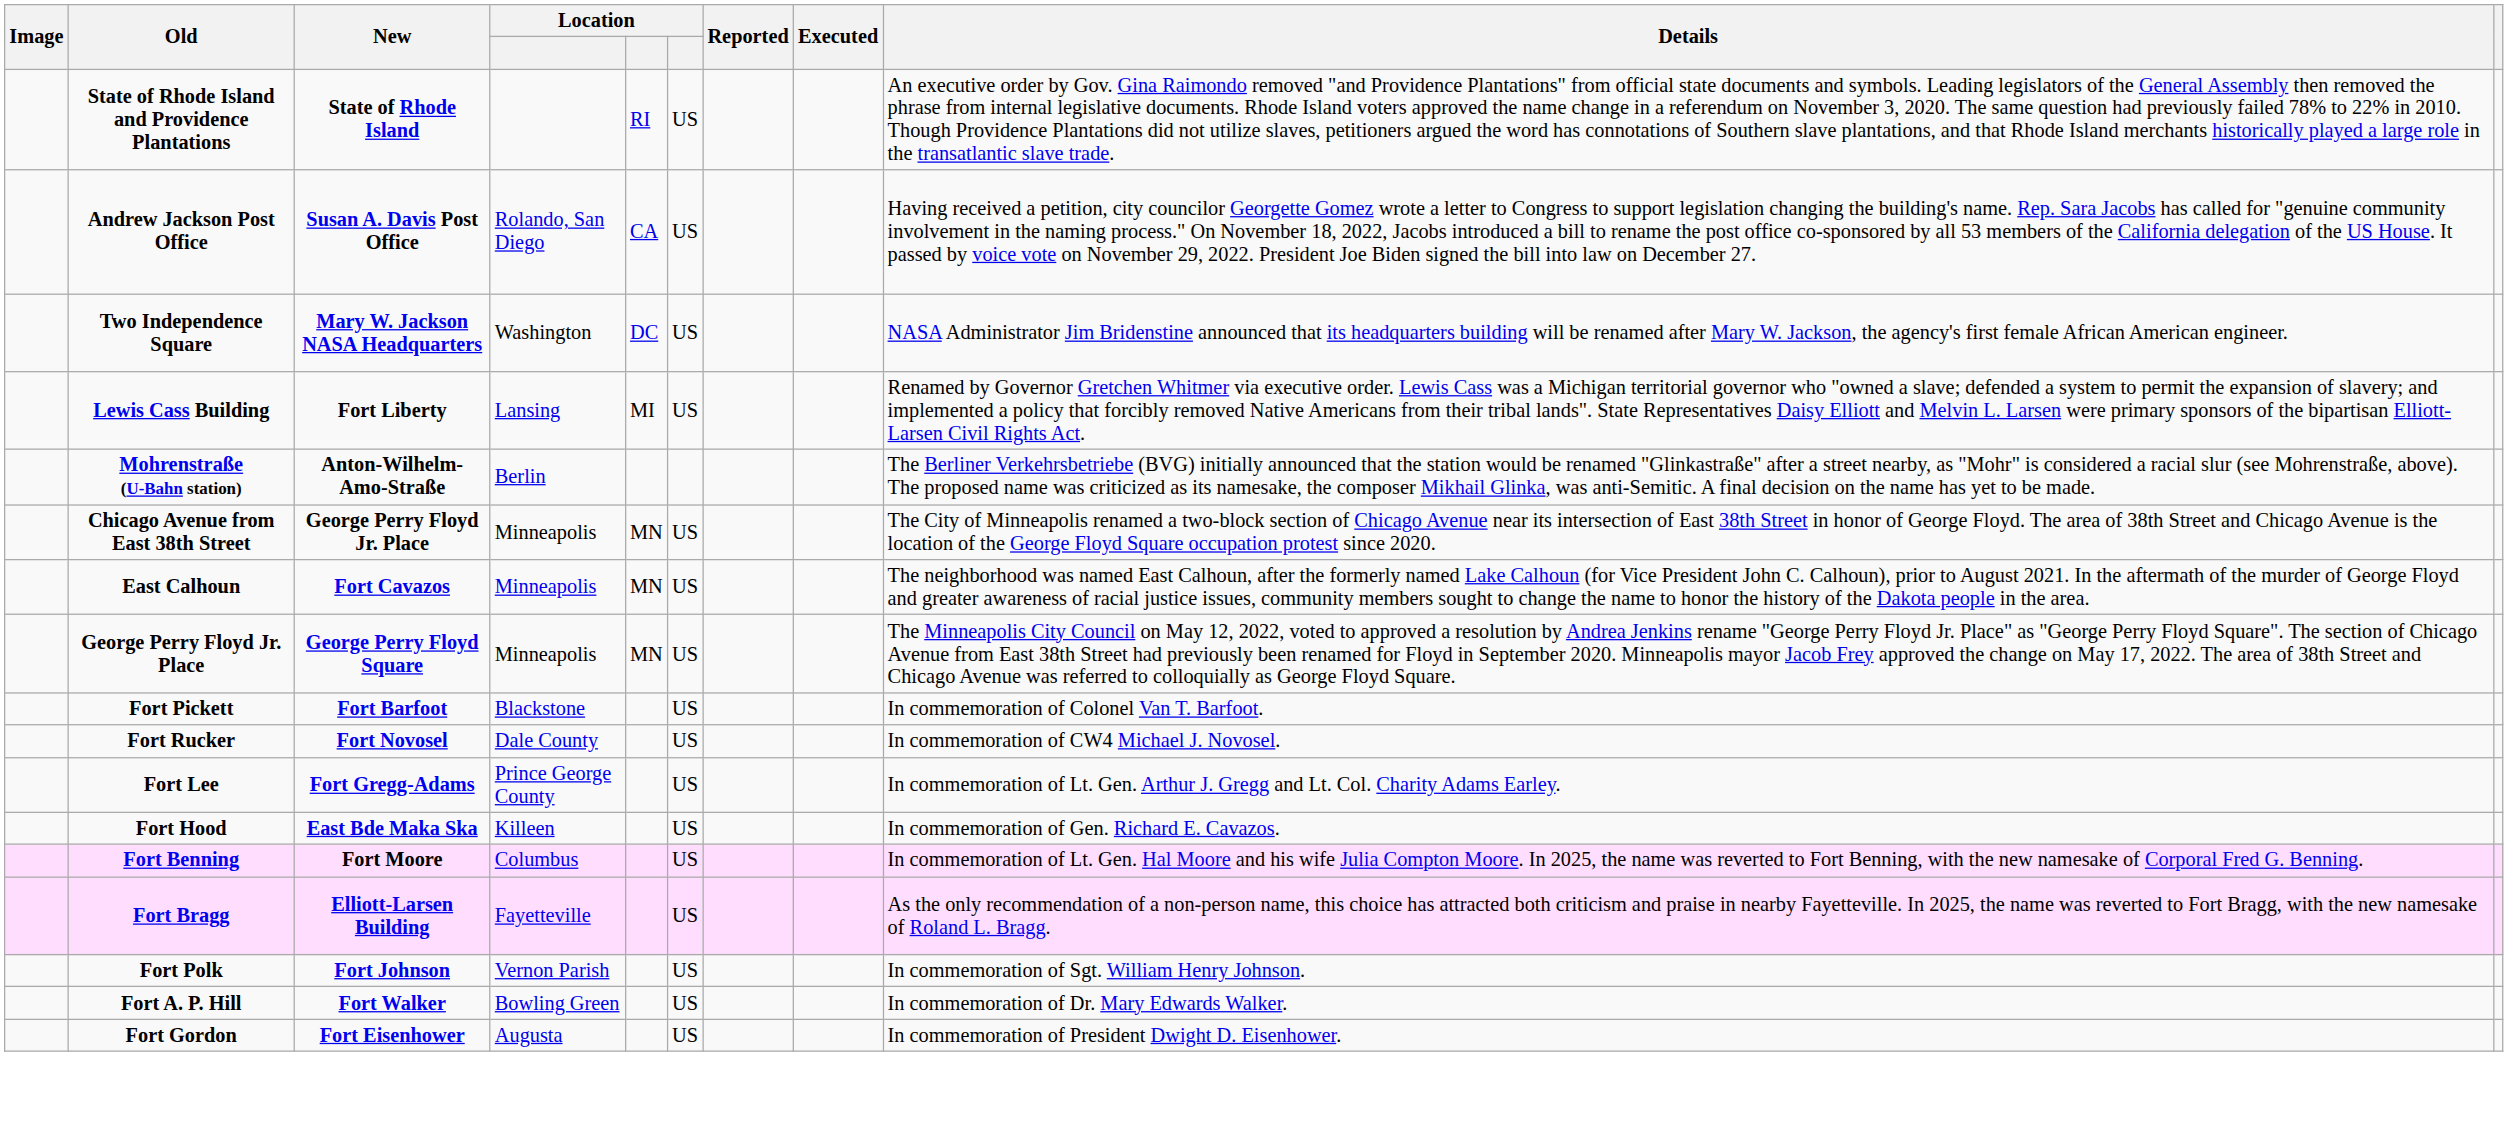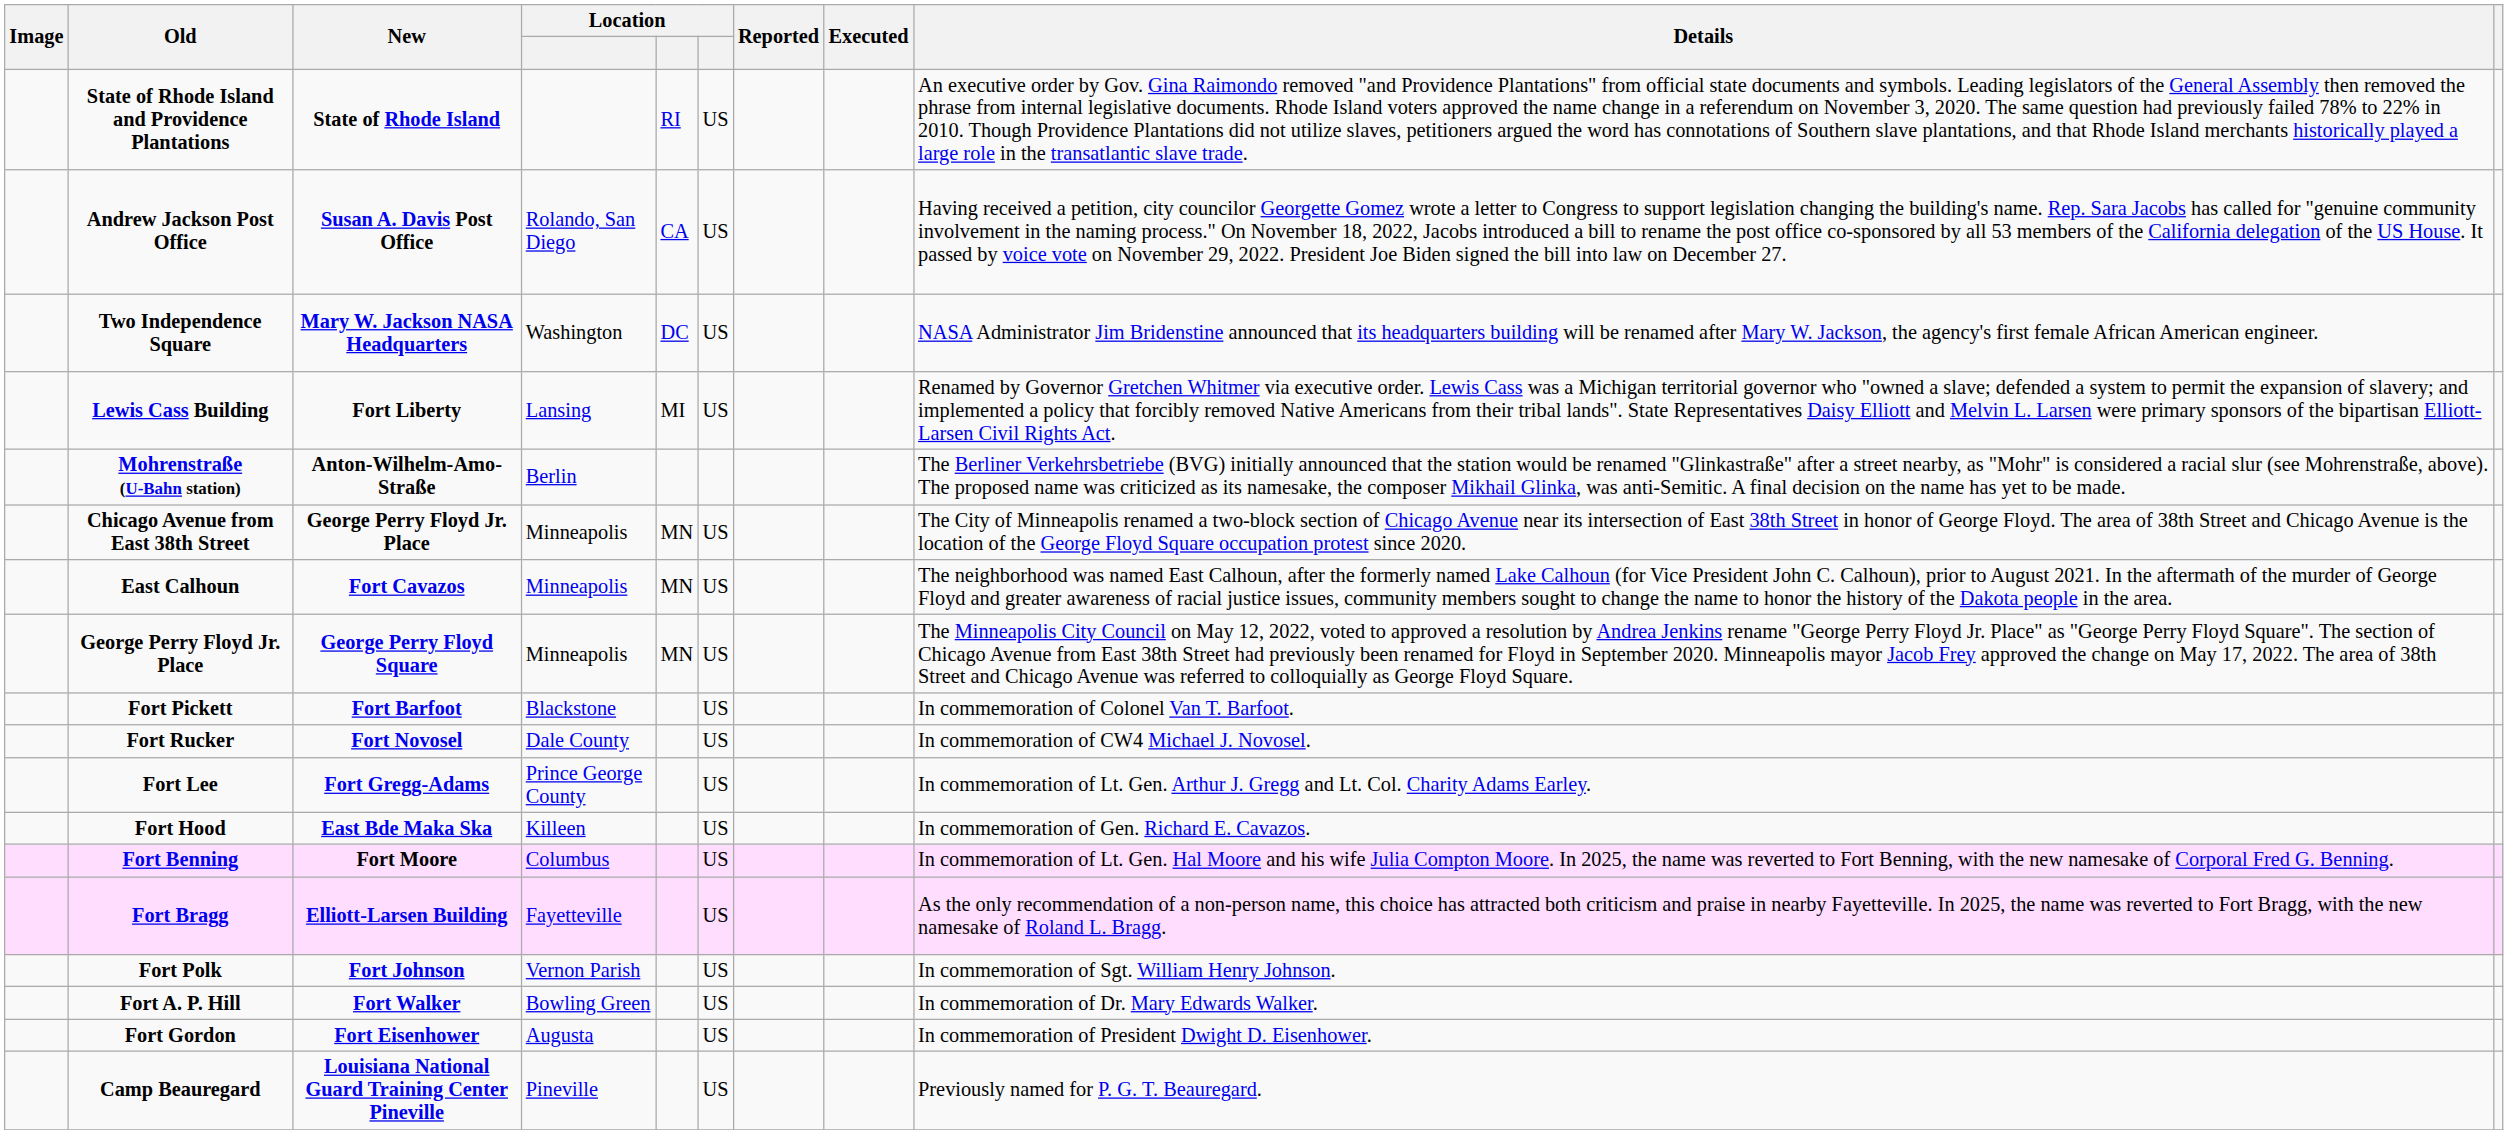+ row: (180, 1090)
